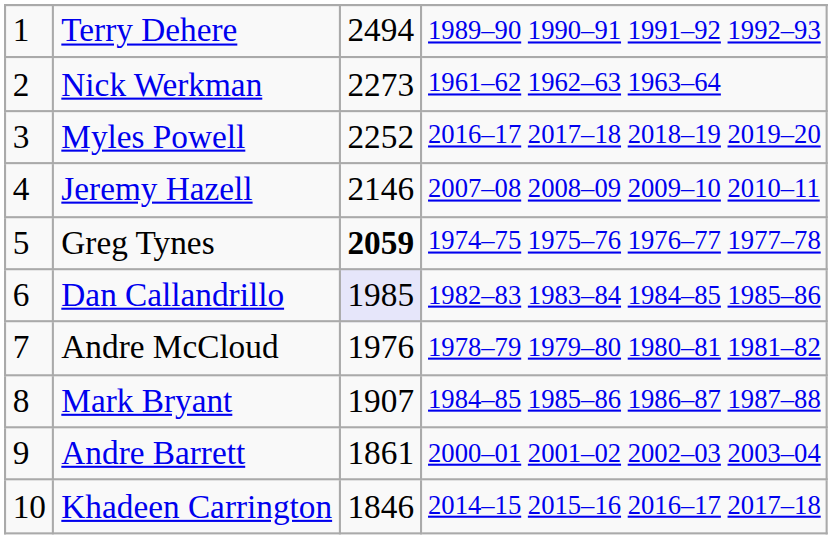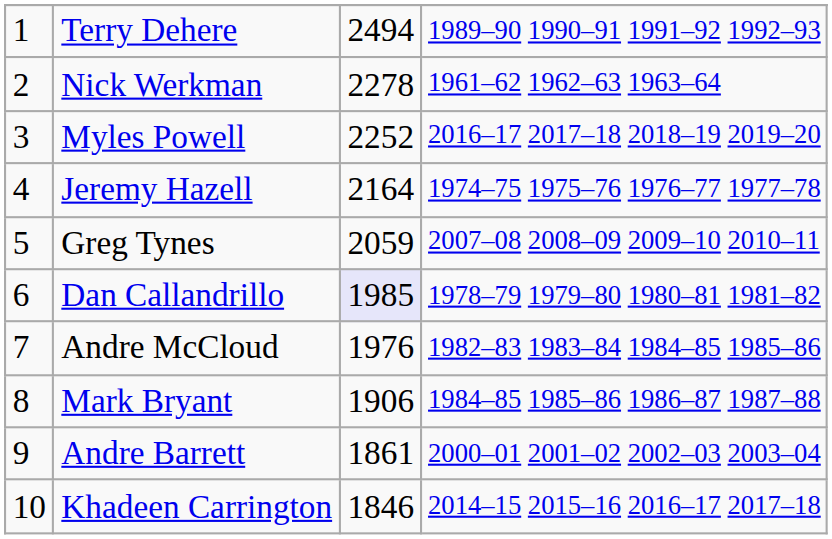(381, 83) 2273 -> (381, 83) 2278
(381, 189) 2146 -> (381, 189) 2164
(624, 189) 2007–08 2008–09 2009–10 2010–11 -> (624, 189) 1974–75 1975–76 1976–77 1977–78
(381, 242) bold -> (381, 242) normal
(624, 242) 1974–75 1975–76 1976–77 1977–78 -> (624, 242) 2007–08 2008–09 2009–10 2010–11
(624, 294) 1982–83 1983–84 1984–85 1985–86 -> (624, 294) 1978–79 1979–80 1980–81 1981–82
(624, 347) 1978–79 1979–80 1980–81 1981–82 -> (624, 347) 1982–83 1983–84 1984–85 1985–86
(381, 400) 1907 -> (381, 400) 1906
